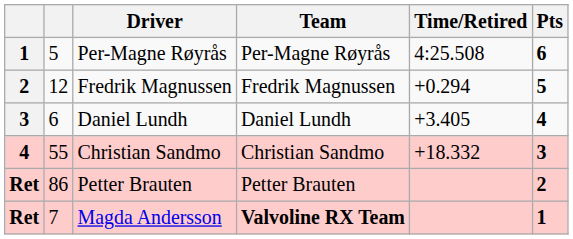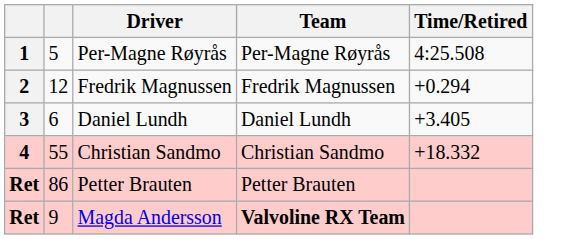- column: (550, 21)
(53, 218) 7 -> (53, 218) 9
